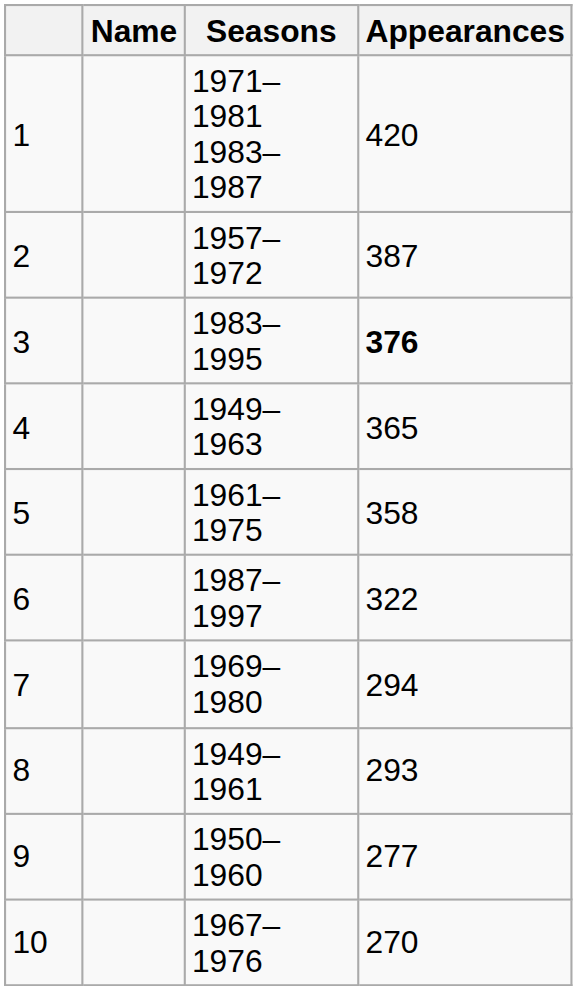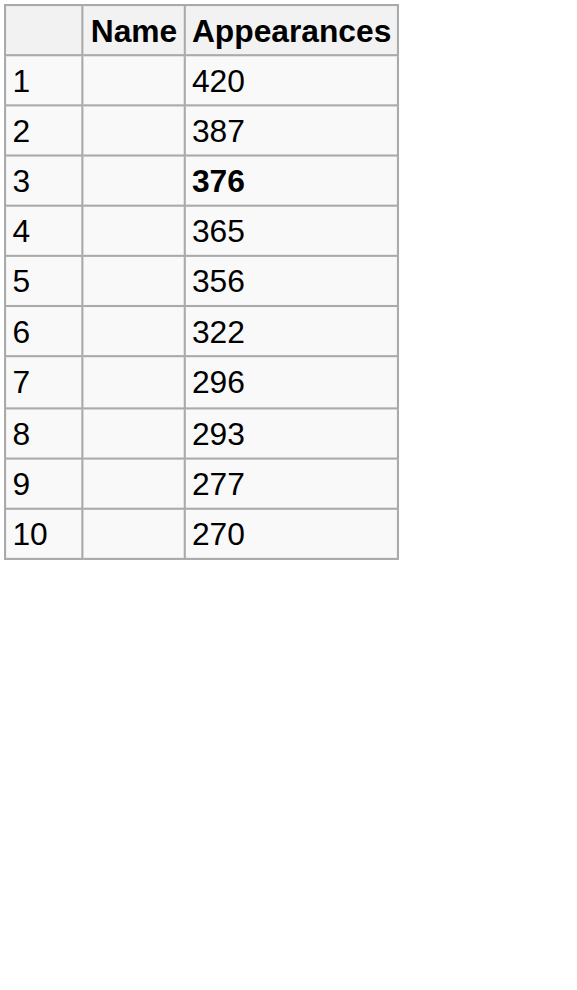- column: (271, 30)
(392, 513) 358 -> (218, 282) 356
(392, 684) 294 -> (218, 382) 296
